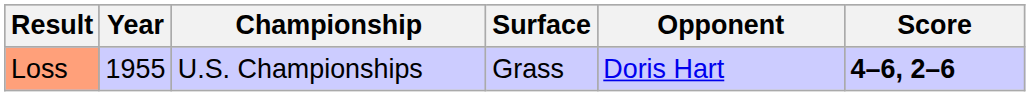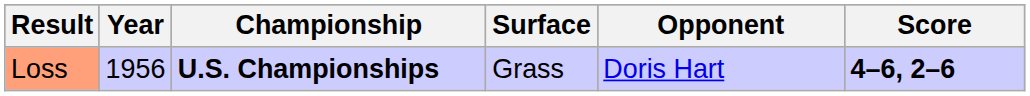(135, 68) 1955 -> (135, 68) 1956
(300, 68) normal -> (308, 68) bold
